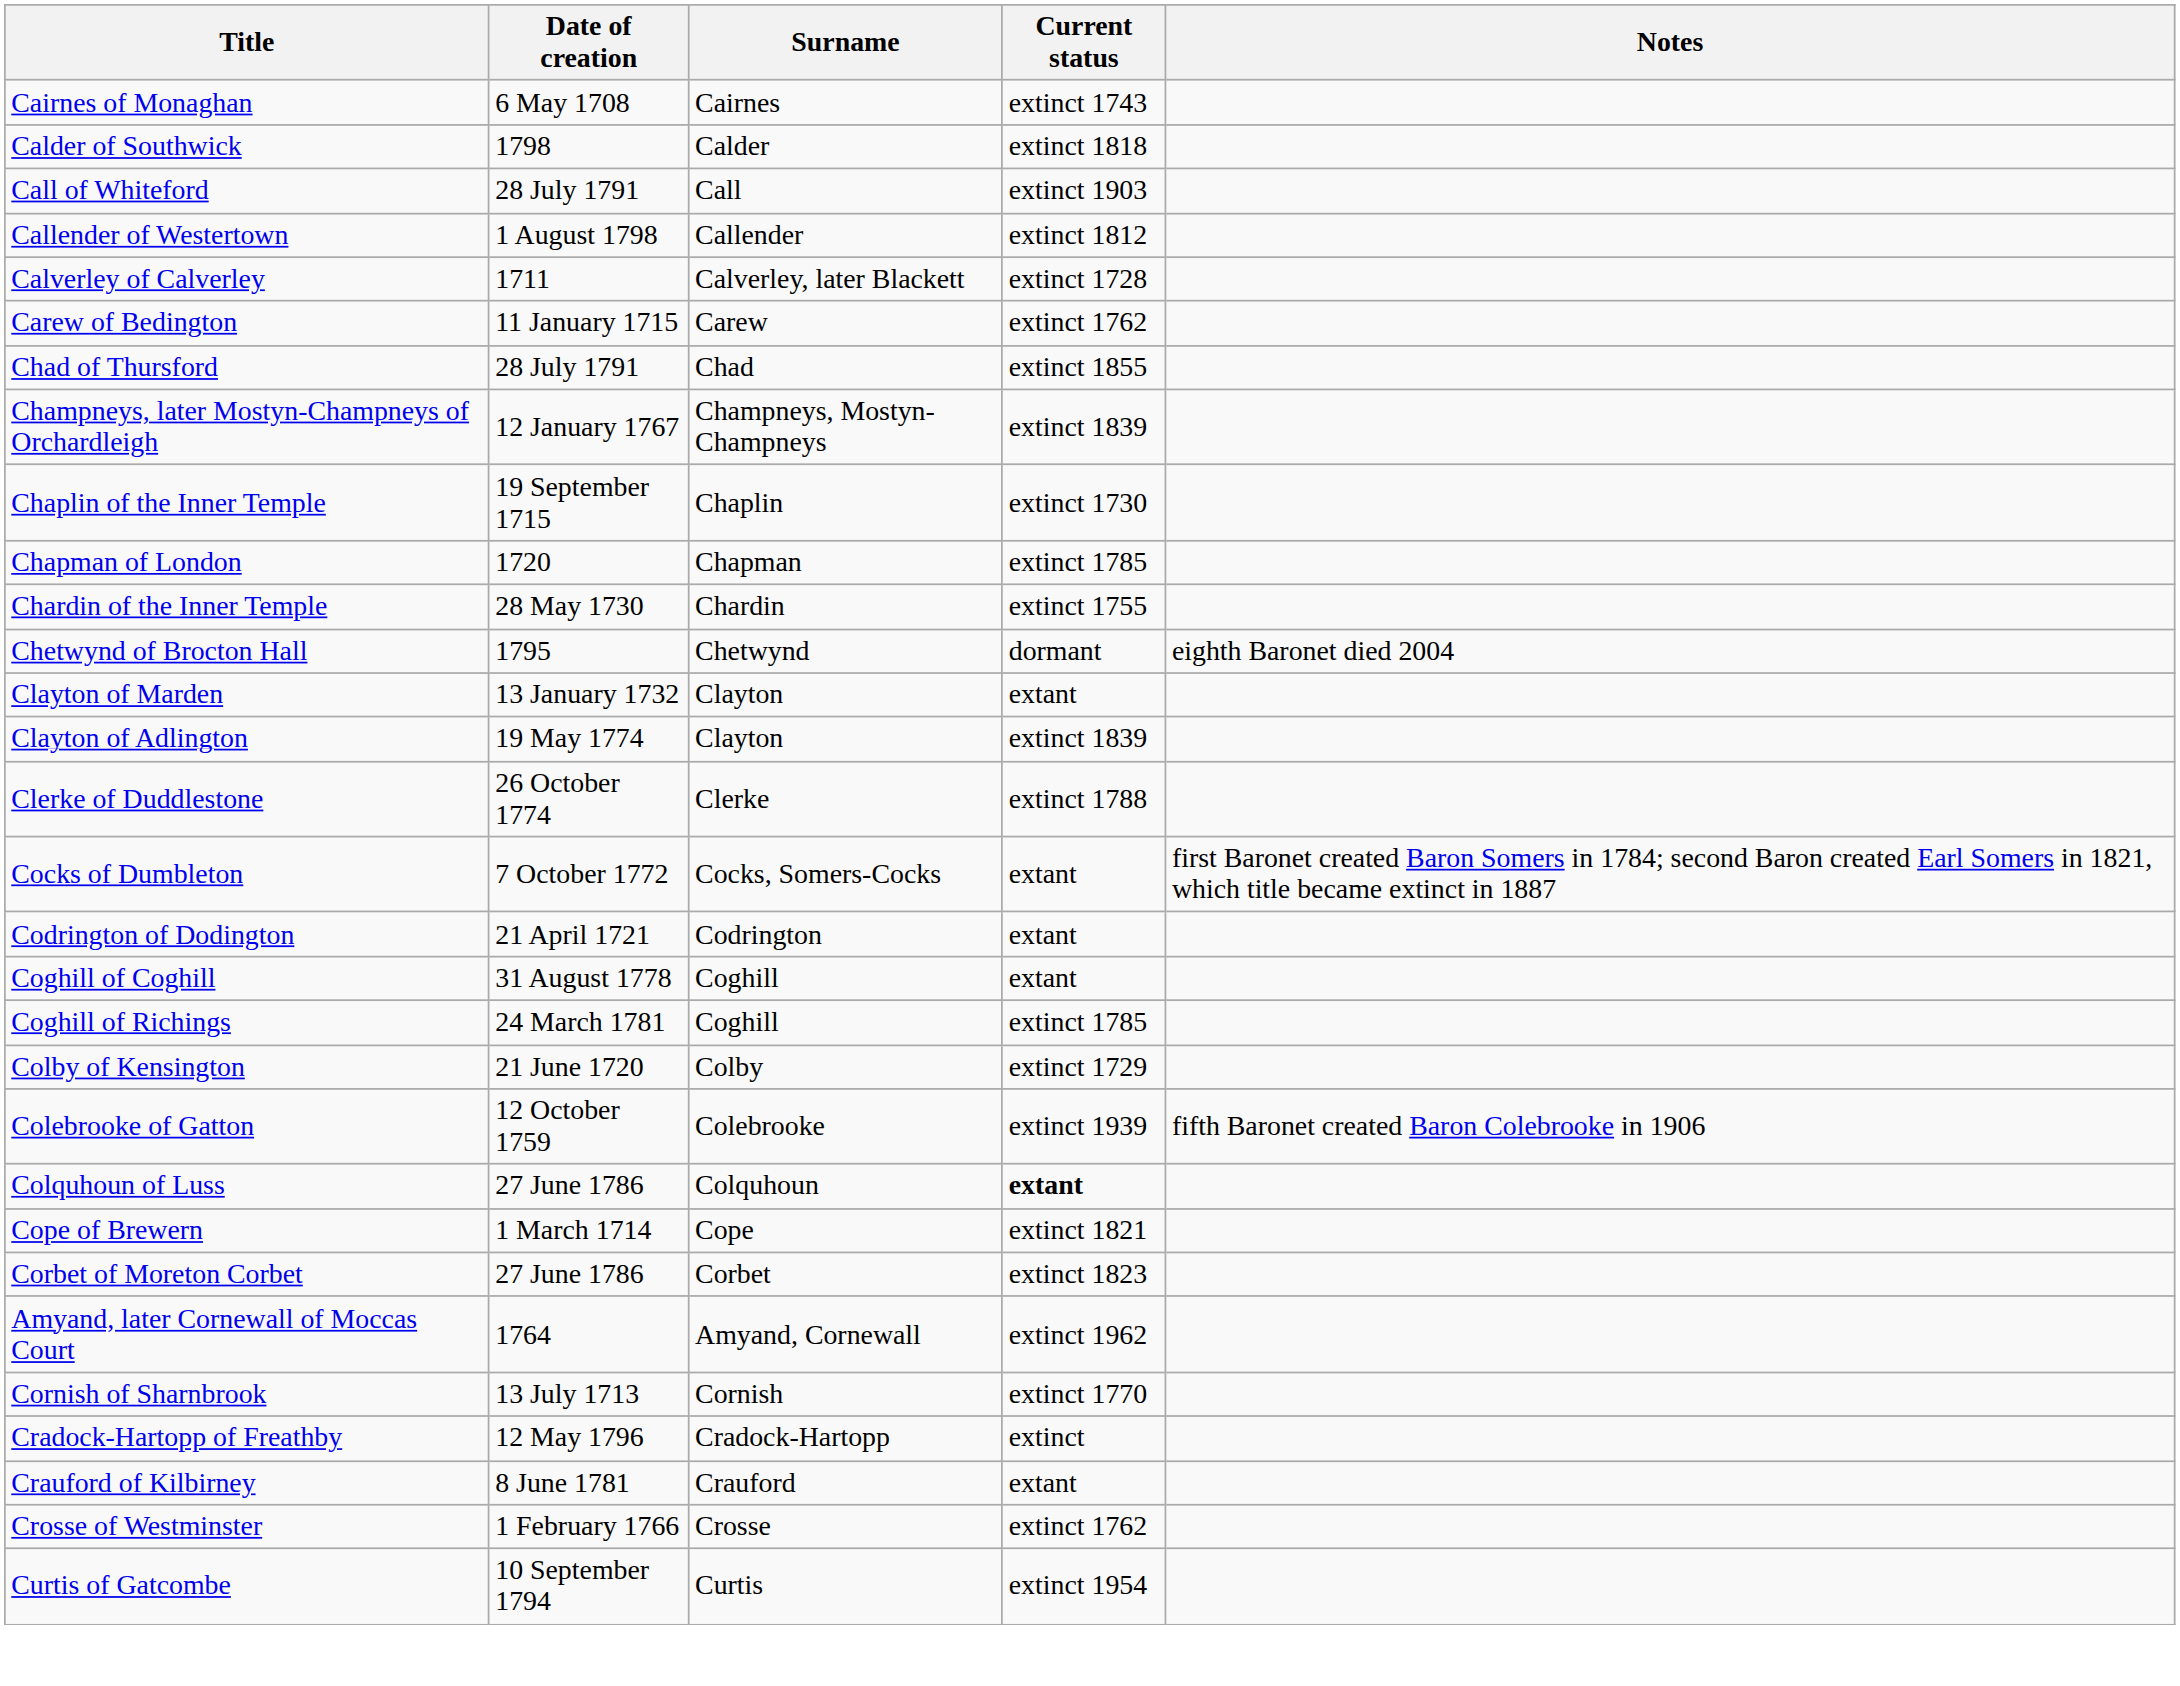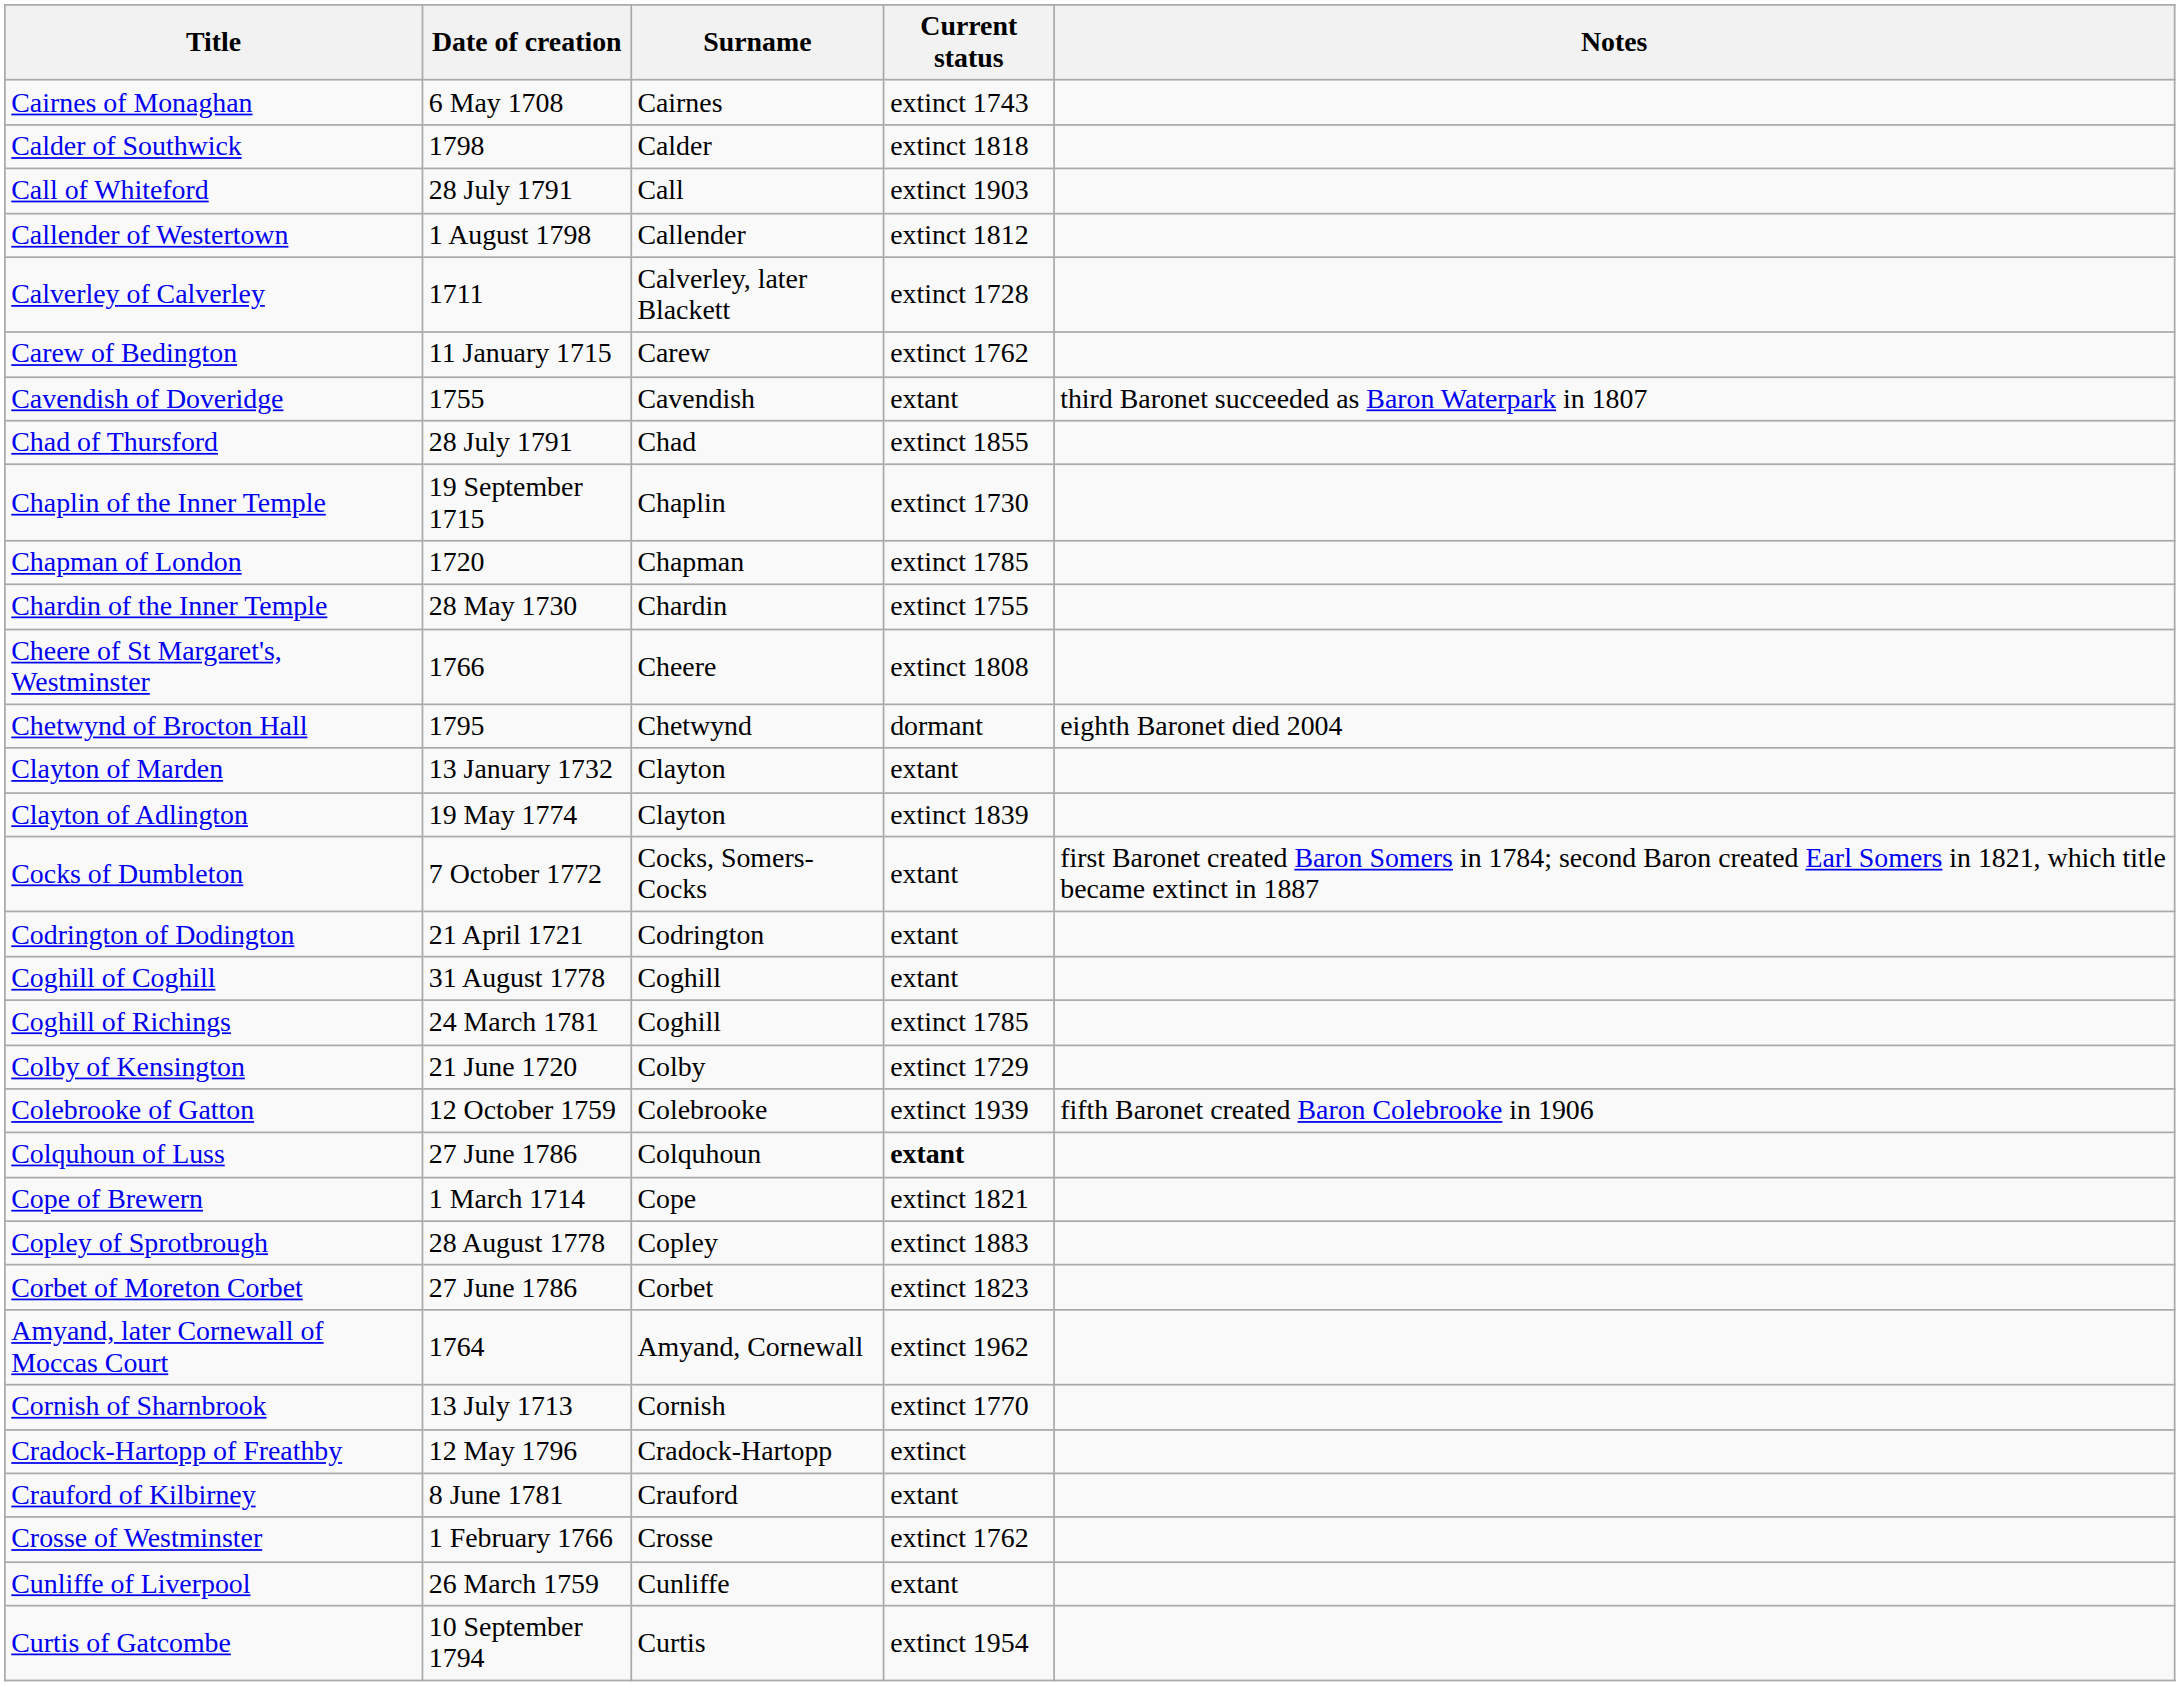+ row: (147, 398)
- row: (240, 426)
+ row: (147, 666)
- row: (137, 798)
+ row: (140, 1242)
+ row: (131, 1583)
